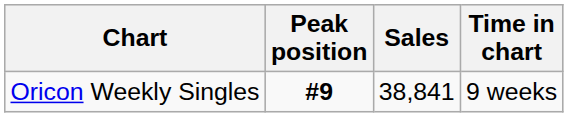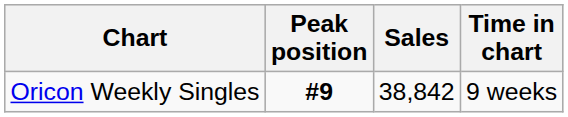(417, 91) 38,841 -> (417, 91) 38,842
